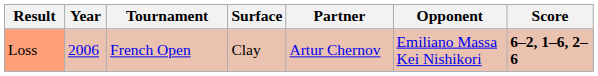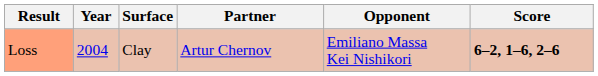- column: (167, 16)
(83, 50) 2006 -> (92, 50) 2004
